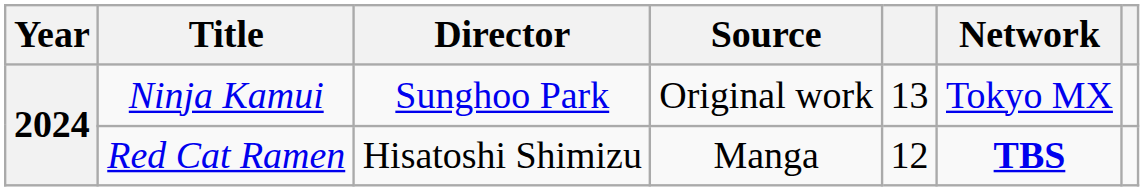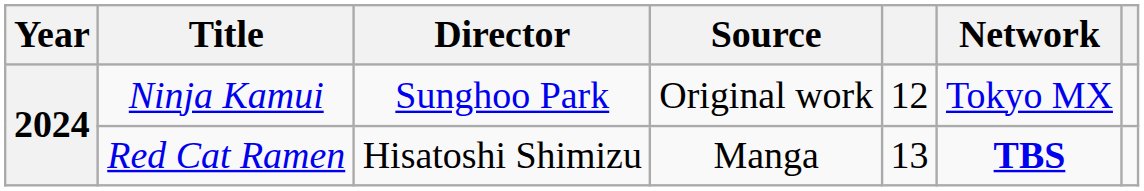(910, 94) 13 -> (910, 94) 12
(910, 154) 12 -> (910, 154) 13
